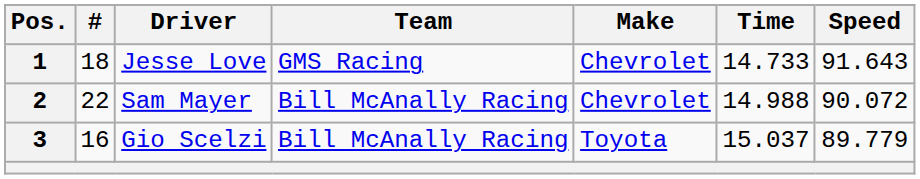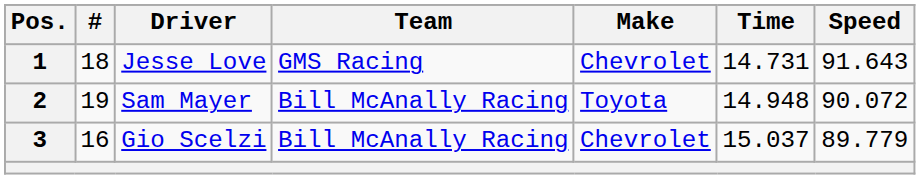(766, 64) 14.733 -> (766, 64) 14.731
(95, 103) 22 -> (95, 103) 19
(645, 103) Chevrolet -> (624, 103) Toyota
(766, 103) 14.988 -> (766, 103) 14.948
(624, 142) Toyota -> (645, 142) Chevrolet
